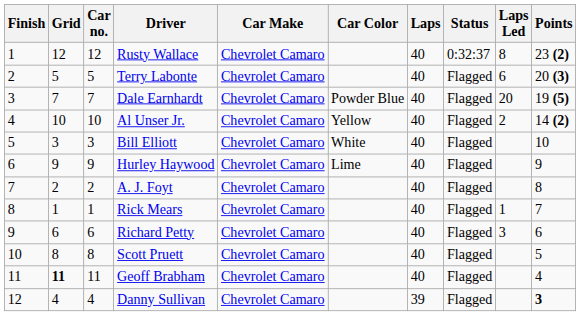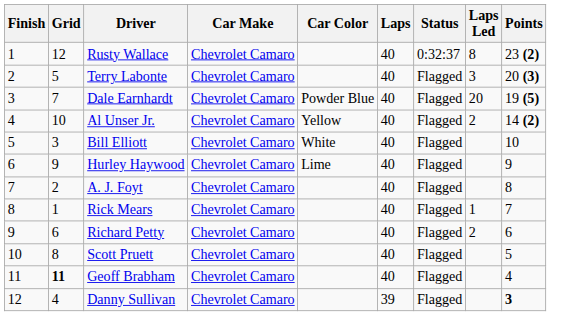- column: (99, 23)
(502, 76) 6 -> (472, 76) 3
(502, 232) 3 -> (472, 232) 2
